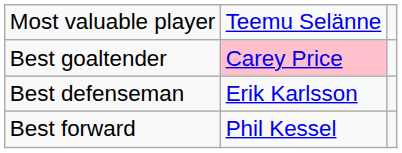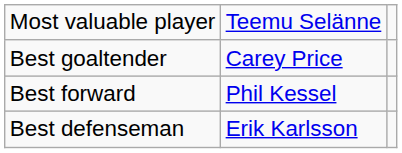(284, 57) pink background -> (284, 57) no background
rows swapped: (97, 93) <-> (73, 128)
